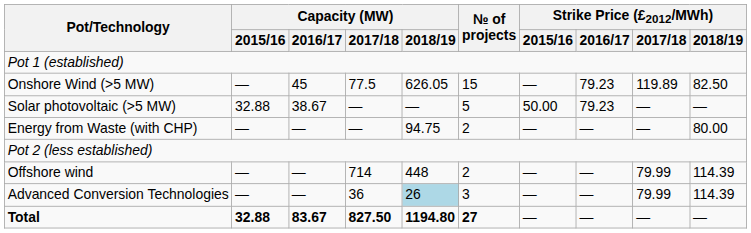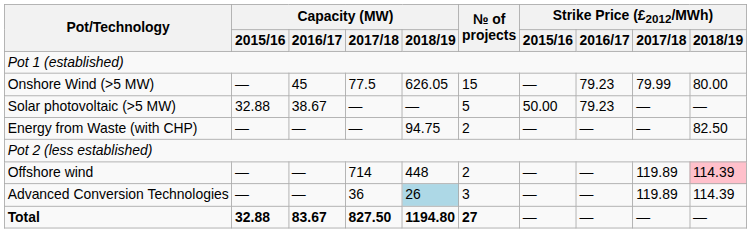(657, 84) 119.89 -> (654, 84) 79.99
(710, 84) 82.50 -> (710, 84) 80.00
(710, 128) 80.00 -> (710, 128) 82.50
(654, 172) 79.99 -> (657, 172) 119.89
(714, 172) no background -> (714, 172) pink background
(654, 194) 79.99 -> (657, 194) 119.89
